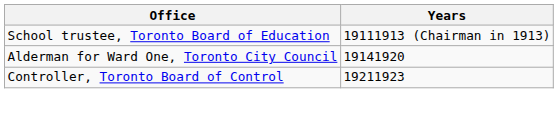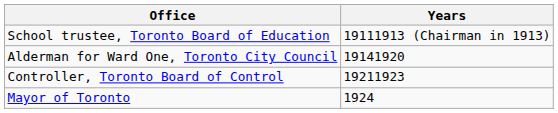+ row: (69, 98)
